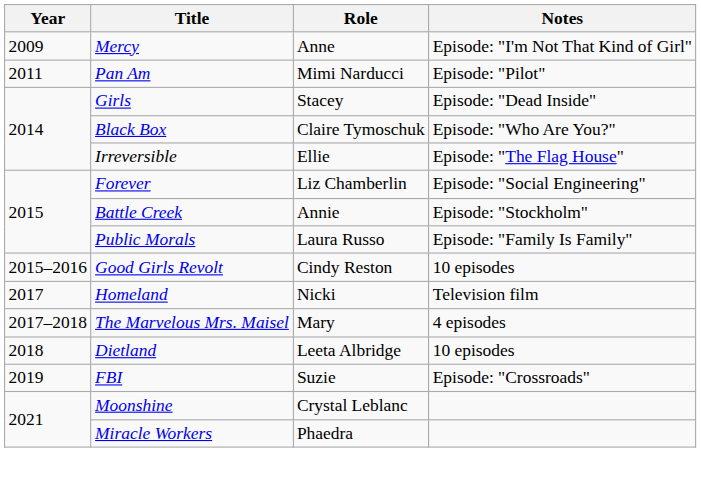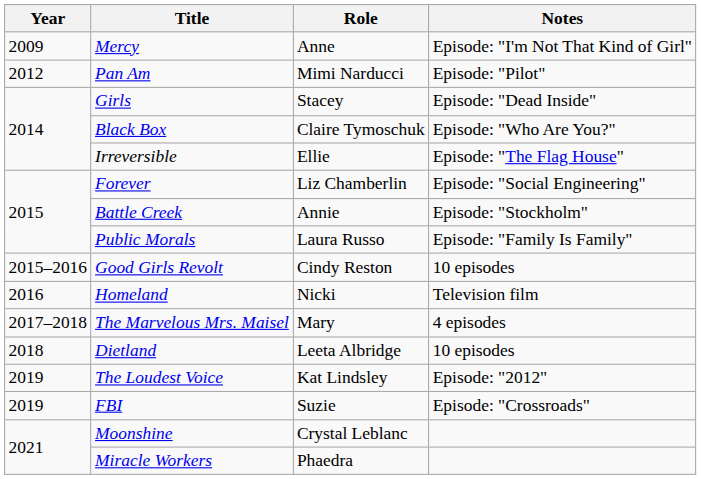(26, 73) 2011 -> (26, 73) 2012
(26, 294) 2017 -> (26, 294) 2016
+ row: (159, 377)
